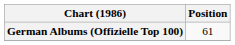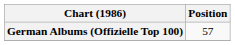(208, 31) 61 -> (208, 31) 57
